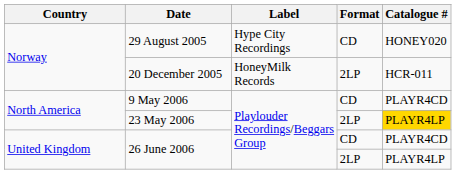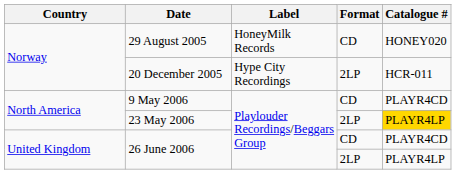(262, 40) Hype City Recordings -> (263, 40) HoneyMilk Records
(263, 74) HoneyMilk Records -> (262, 74) Hype City Recordings
